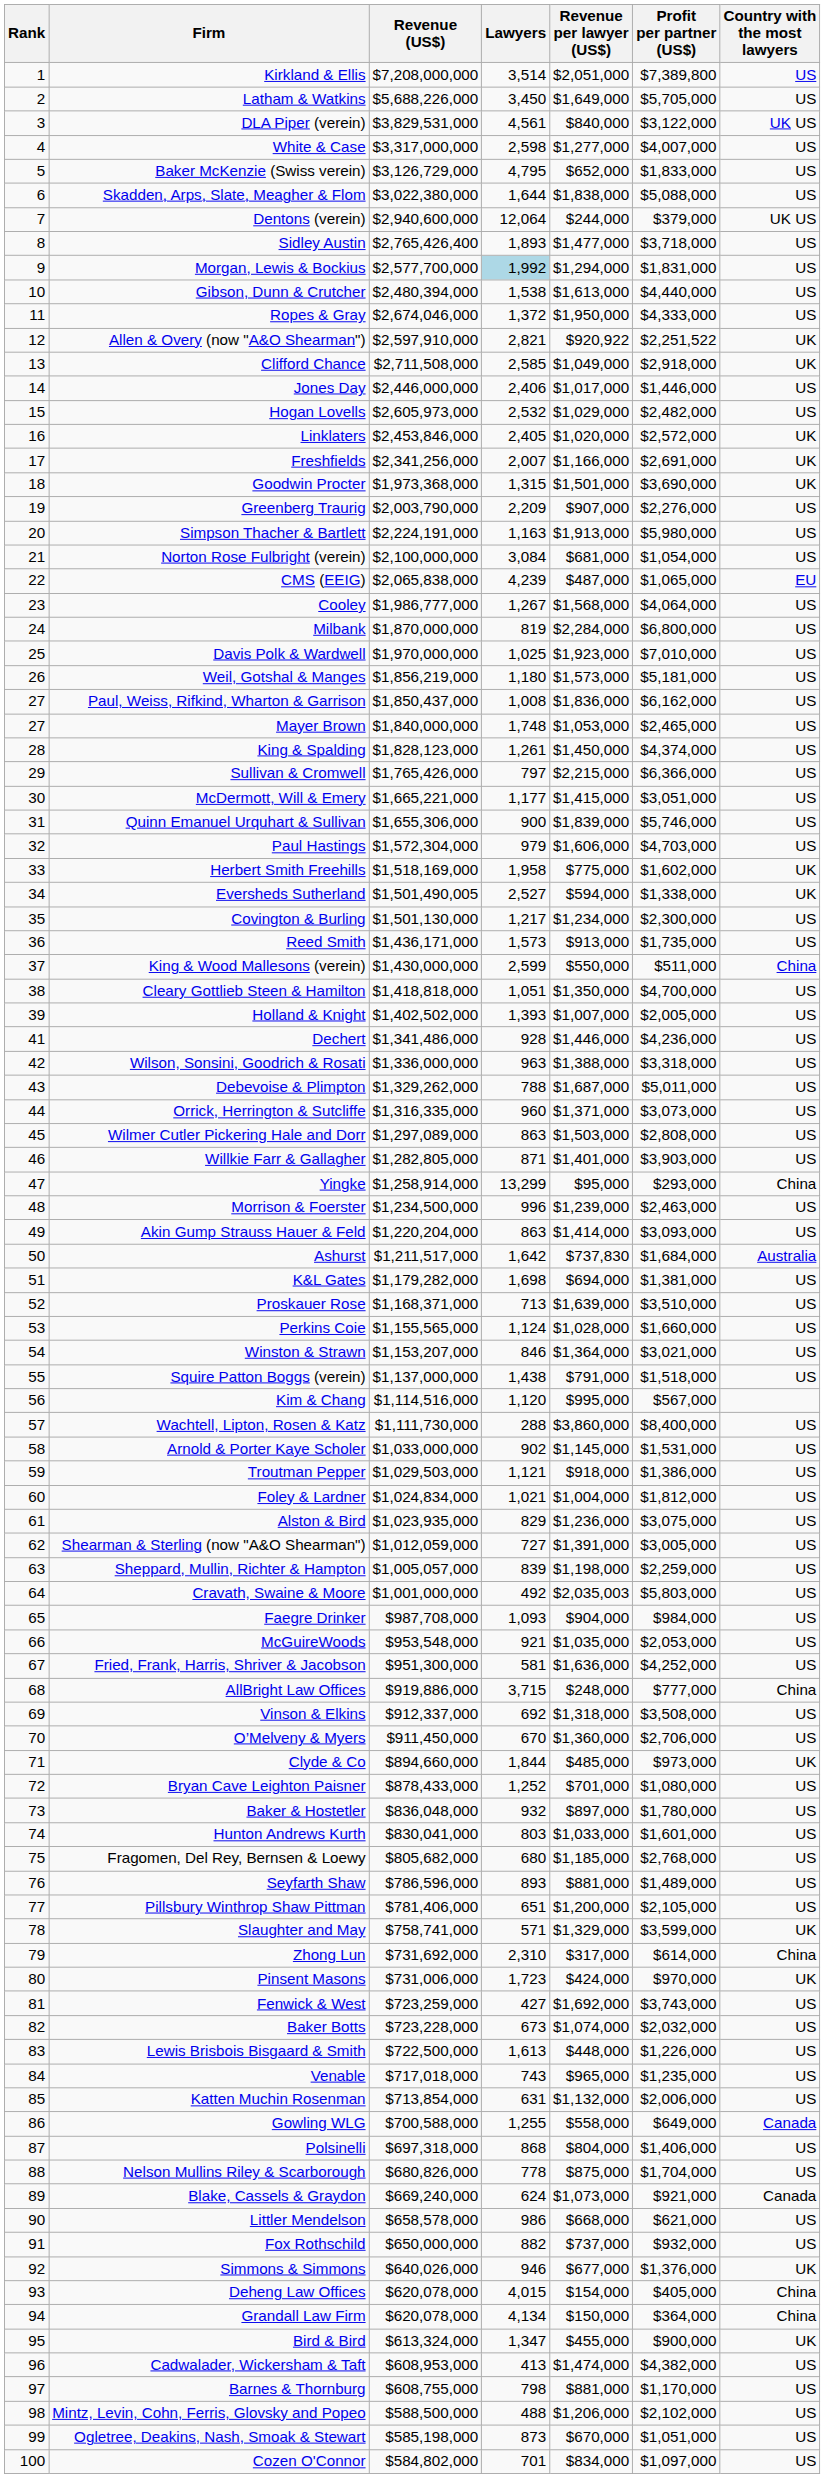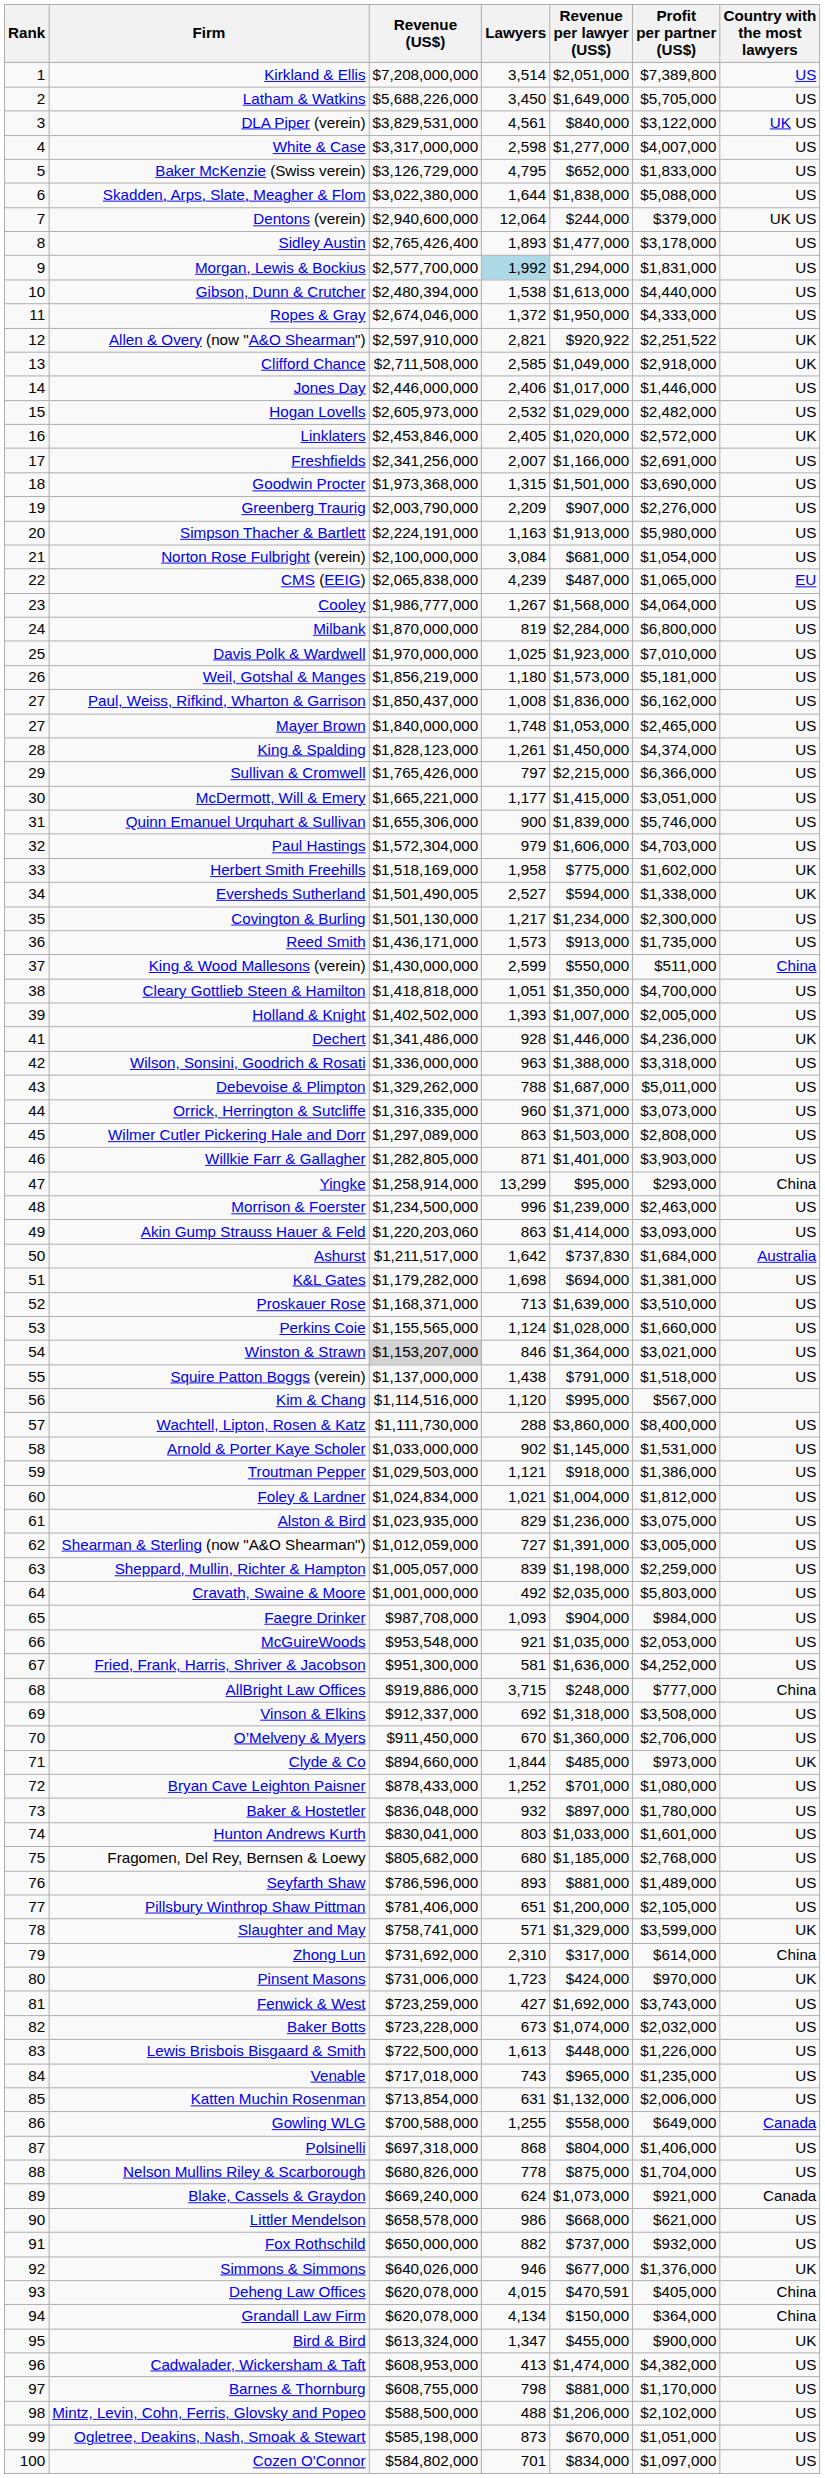(678, 243) $3,718,000 -> (678, 243) $3,178,000
(806, 460) UK -> (806, 460) US
(806, 484) UK -> (806, 484) US
(806, 1039) US -> (806, 1039) UK
(425, 1231) $1,220,204,000 -> (425, 1231) $1,220,203,060
(425, 1352) no background -> (425, 1352) lightgrey background
(591, 1593) $2,035,003 -> (591, 1593) $2,035,000
(597, 2292) $154,000 -> (597, 2292) $470,591
